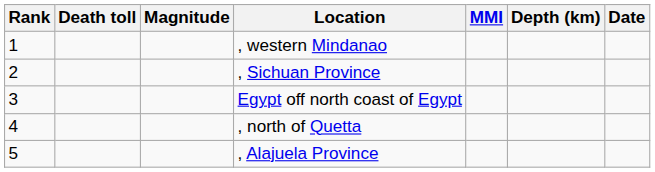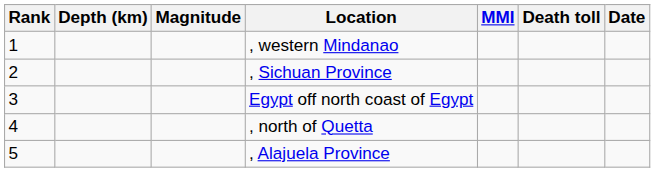columns swapped: (97, 18) <-> (556, 18)
